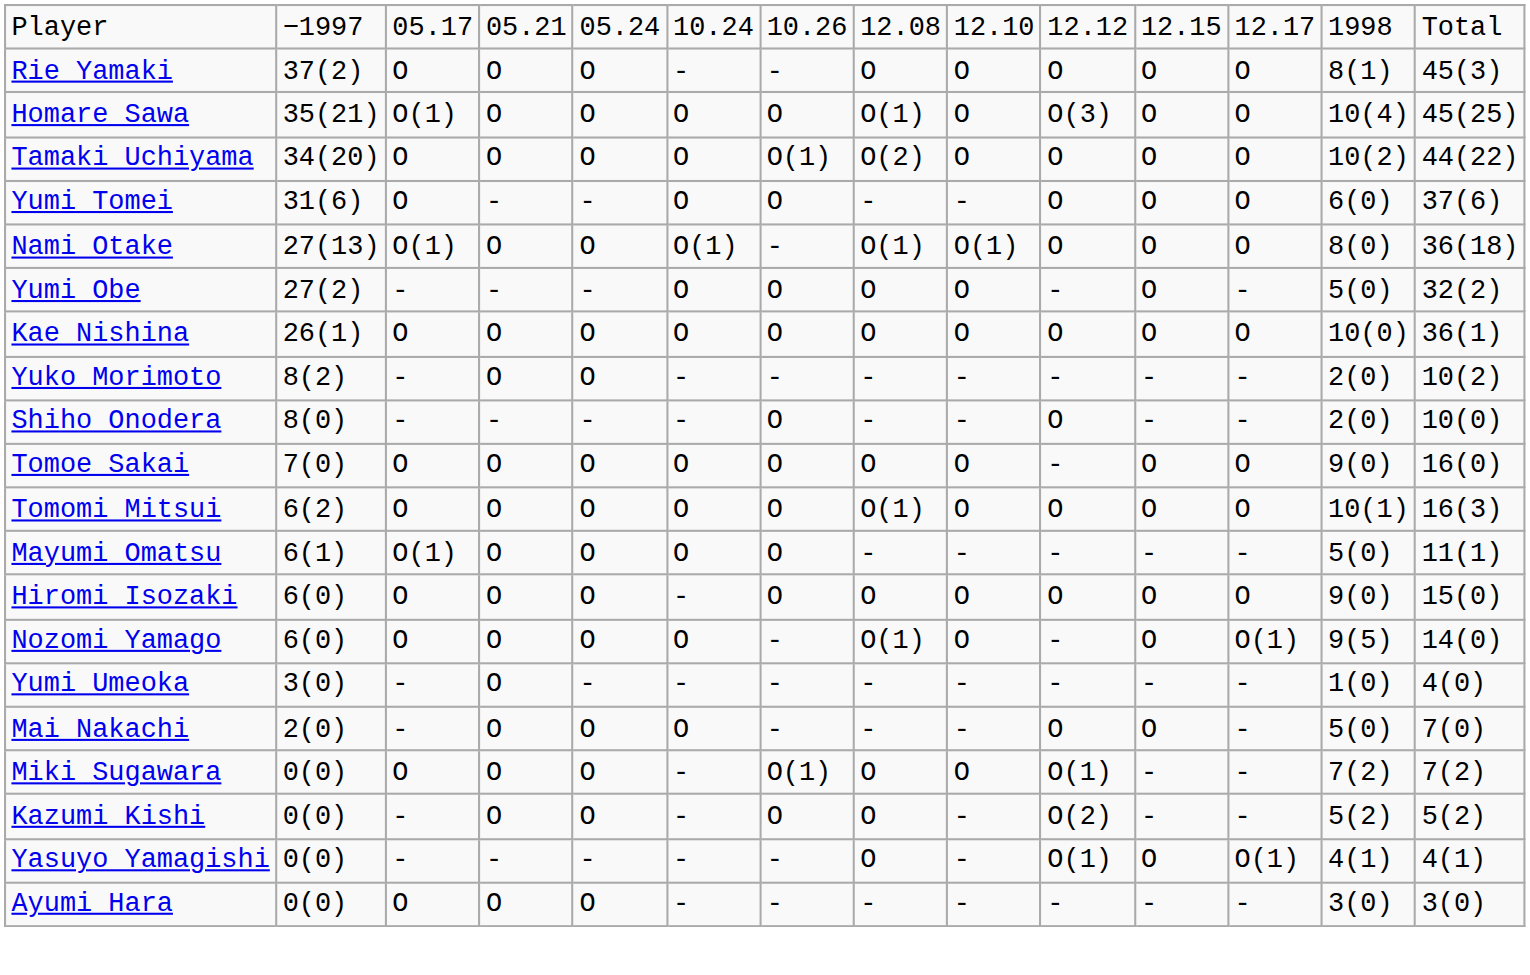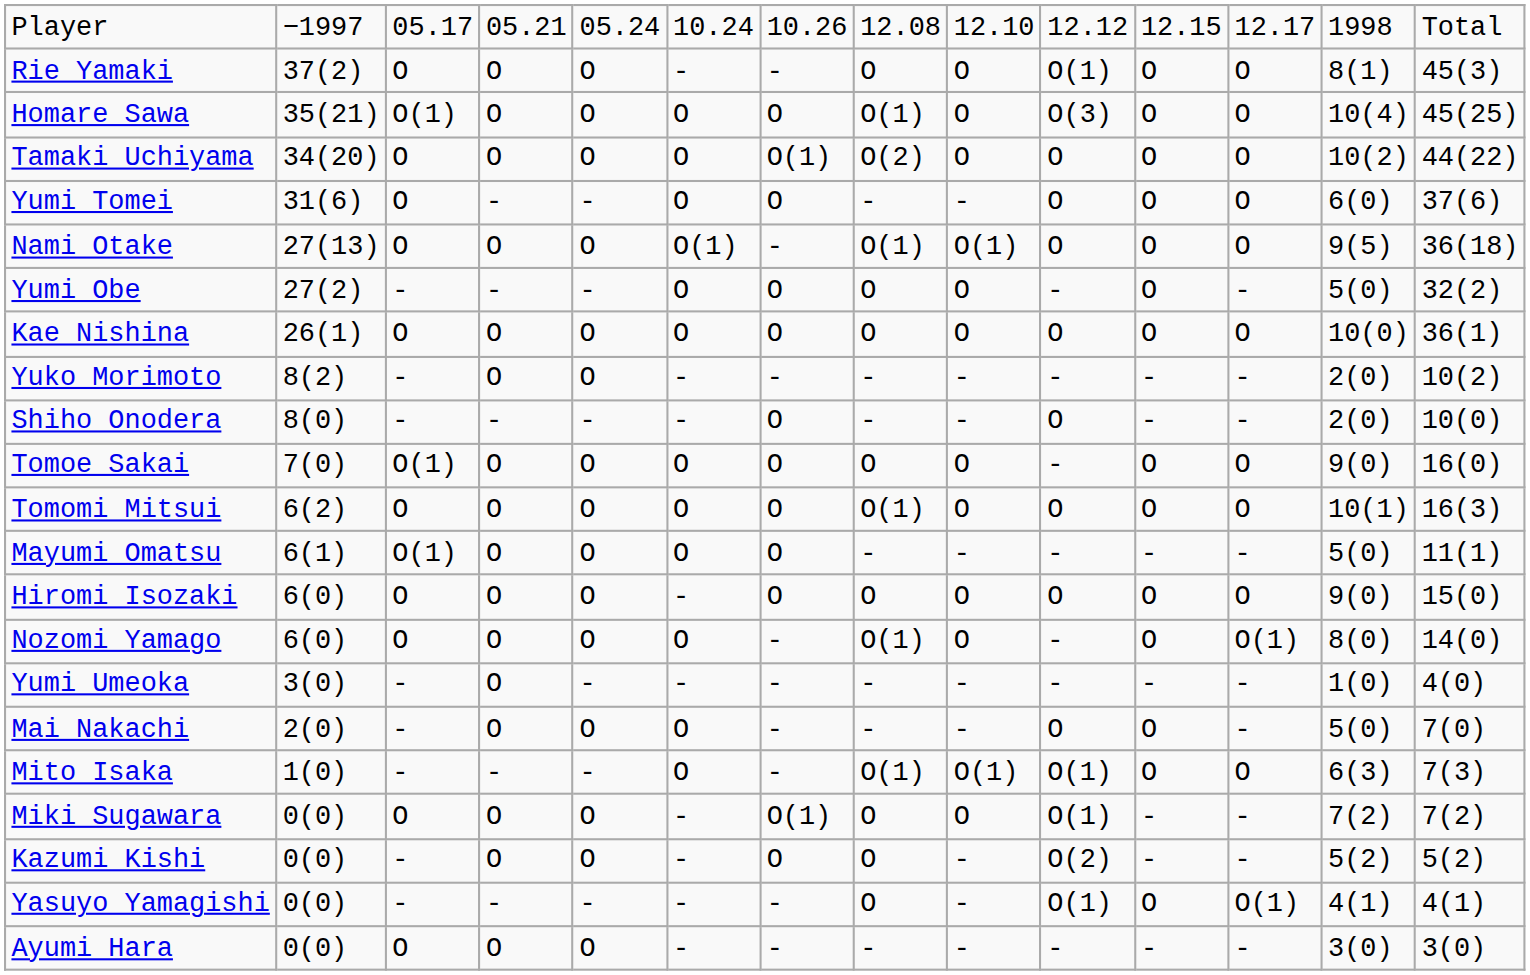(1055, 71) O -> (1080, 71) O(1)
(425, 246) O(1) -> (400, 246) O
(1360, 246) 8(0) -> (1360, 246) 9(5)
(400, 466) O -> (425, 466) O(1)
(1360, 641) 9(5) -> (1360, 641) 8(0)
+ row: (92, 773)
